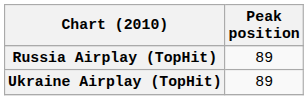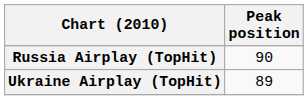(264, 58) 89 -> (264, 58) 90
